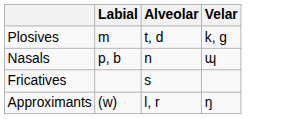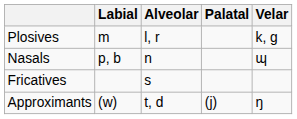+ column: (227, 15)
(154, 37) t, d -> (152, 37) l, r
(152, 102) l, r -> (154, 102) t, d
